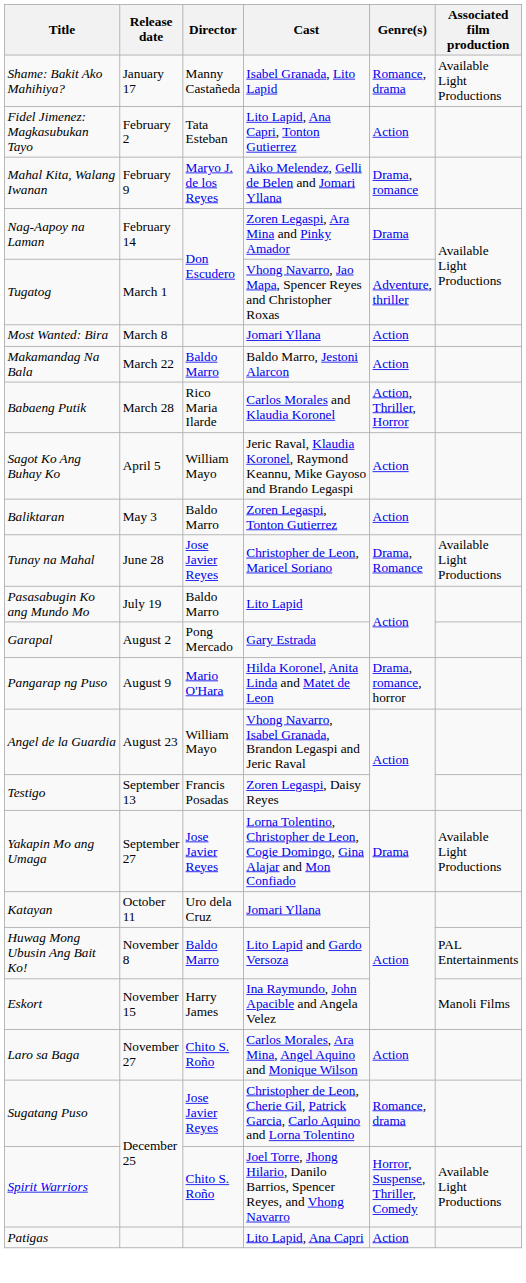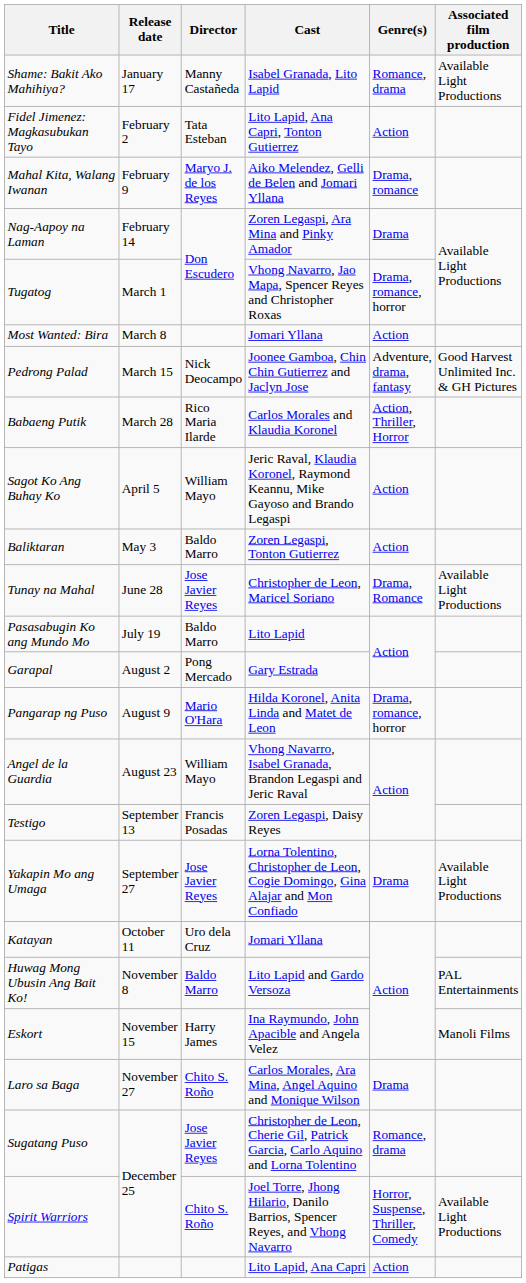(402, 292) Adventure, thriller -> (397, 292) Drama, romance, horror
+ row: (48, 371)
- row: (53, 364)
(391, 1054) Action -> (391, 1084) Drama
